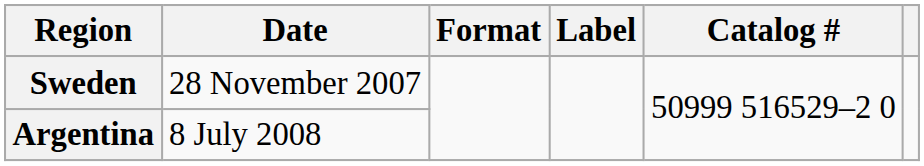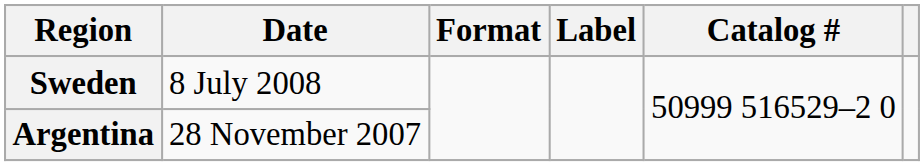(295, 82) 28 November 2007 -> (245, 82) 8 July 2008
(245, 133) 8 July 2008 -> (295, 133) 28 November 2007
